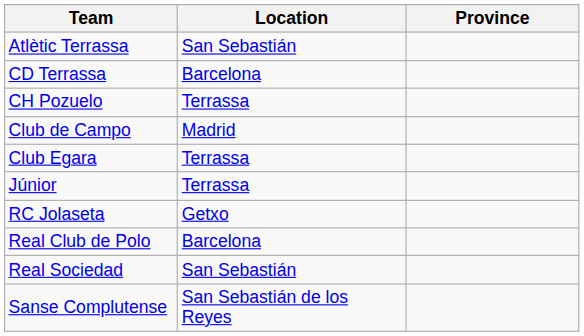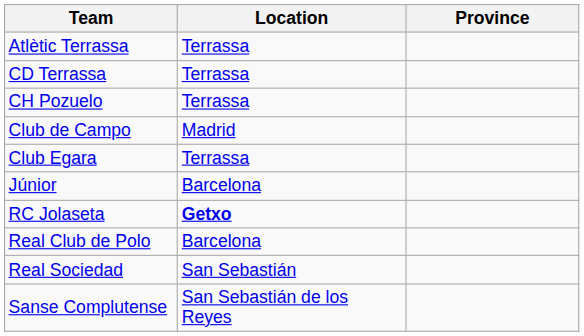(239, 46) San Sebastián -> (215, 46) Terrassa
(221, 74) Barcelona -> (215, 74) Terrassa
(215, 185) Terrassa -> (221, 185) Barcelona
(205, 213) normal -> (207, 213) bold
